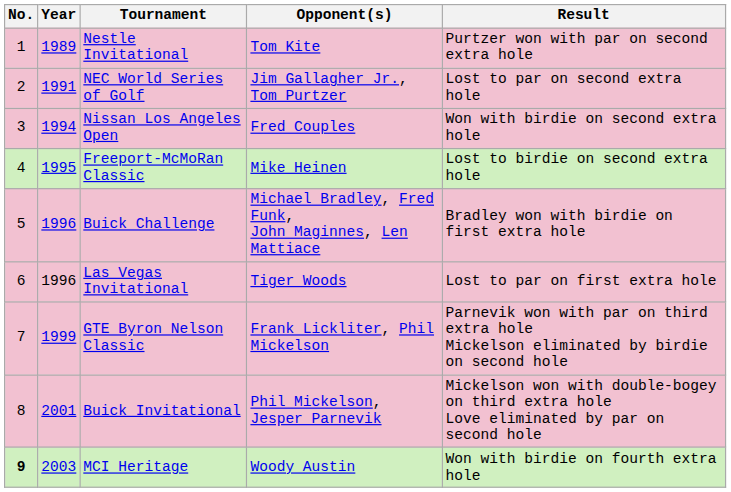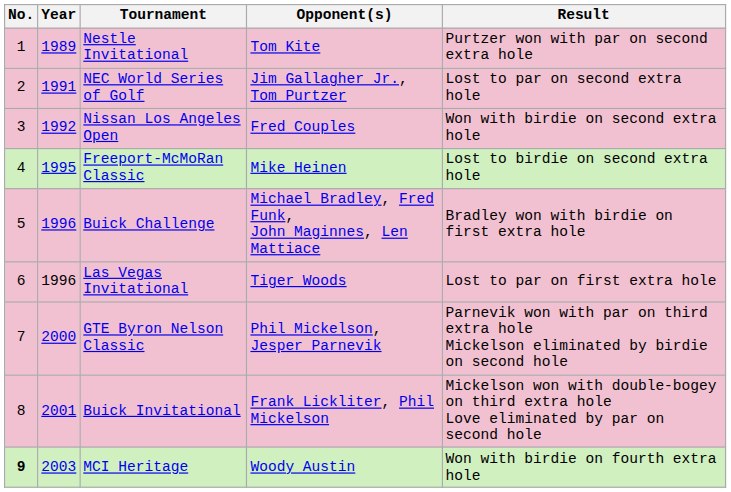(59, 129) 1994 -> (59, 129) 1992
(59, 338) 1999 -> (59, 338) 2000
(342, 338) Frank Lickliter, Phil Mickelson -> (316, 338) Phil Mickelson, Jesper Parnevik
(316, 411) Phil Mickelson, Jesper Parnevik -> (342, 411) Frank Lickliter, Phil Mickelson
